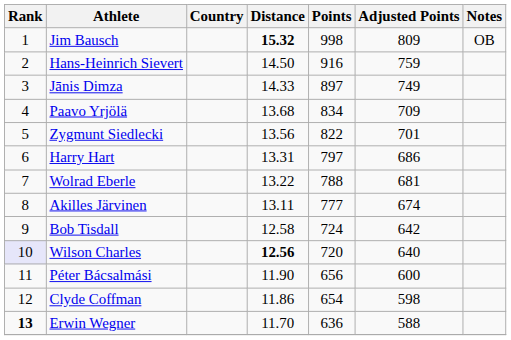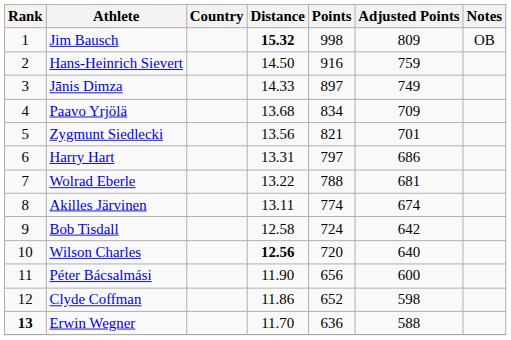(332, 134) 822 -> (332, 134) 821
(332, 205) 777 -> (332, 205) 774
(25, 252) lavender background -> (25, 252) no background
(332, 299) 654 -> (332, 299) 652
